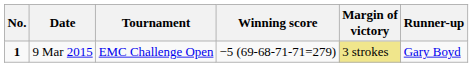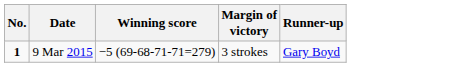- column: (156, 22)
(365, 51) khaki background -> (245, 51) no background
